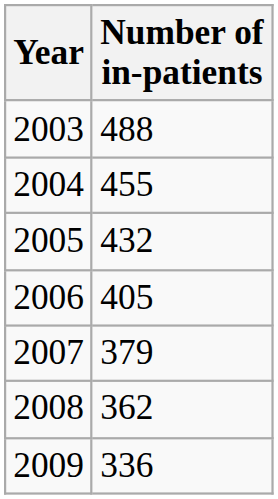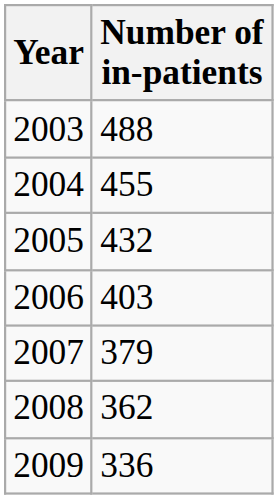(127, 296) 405 -> (127, 296) 403
